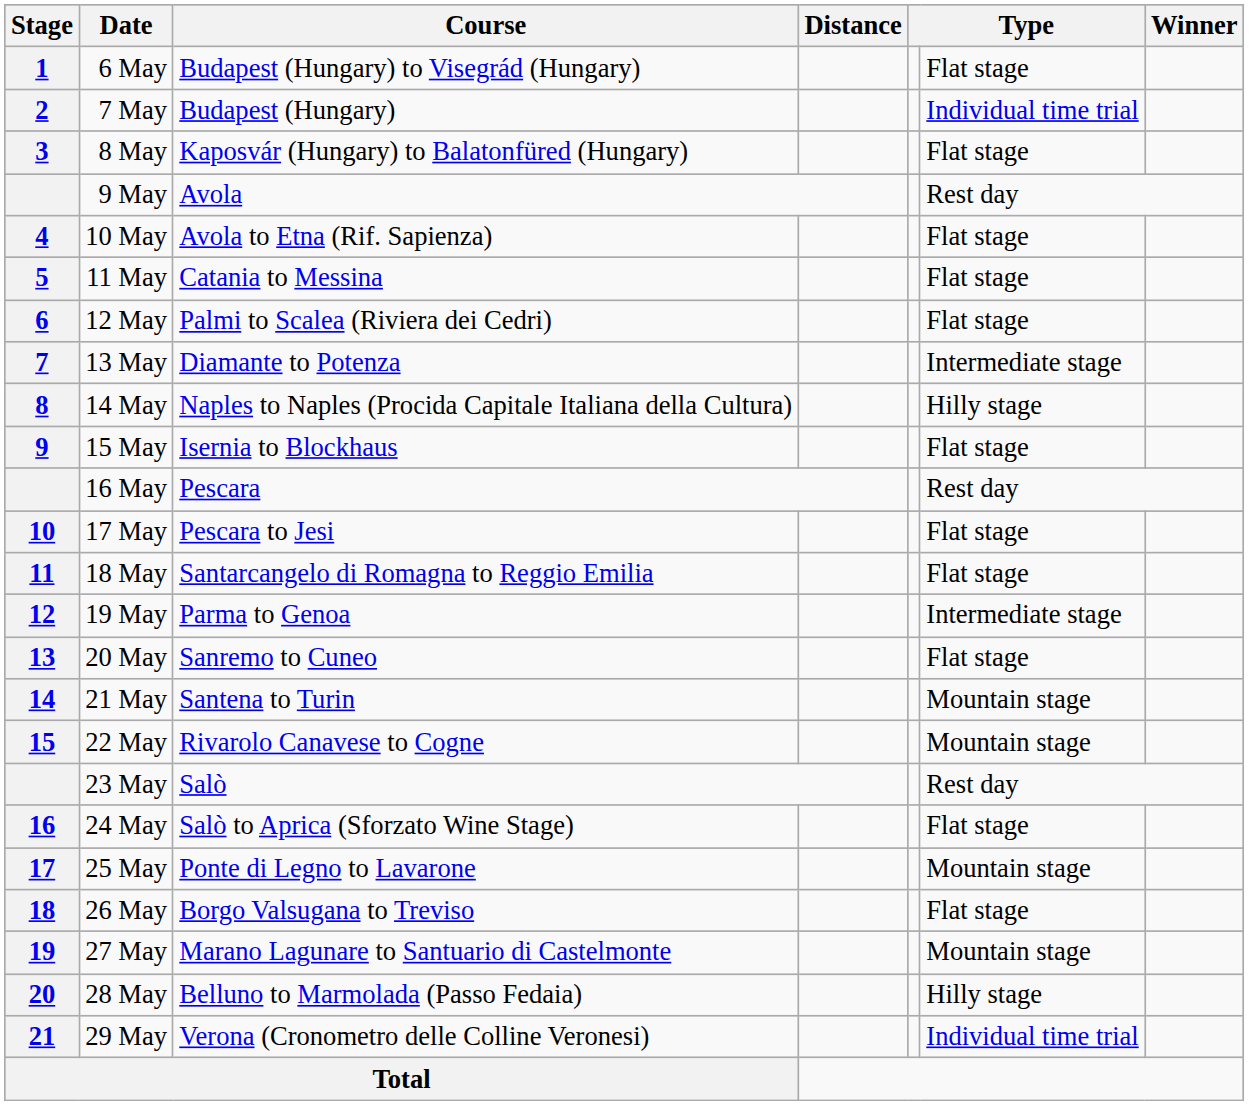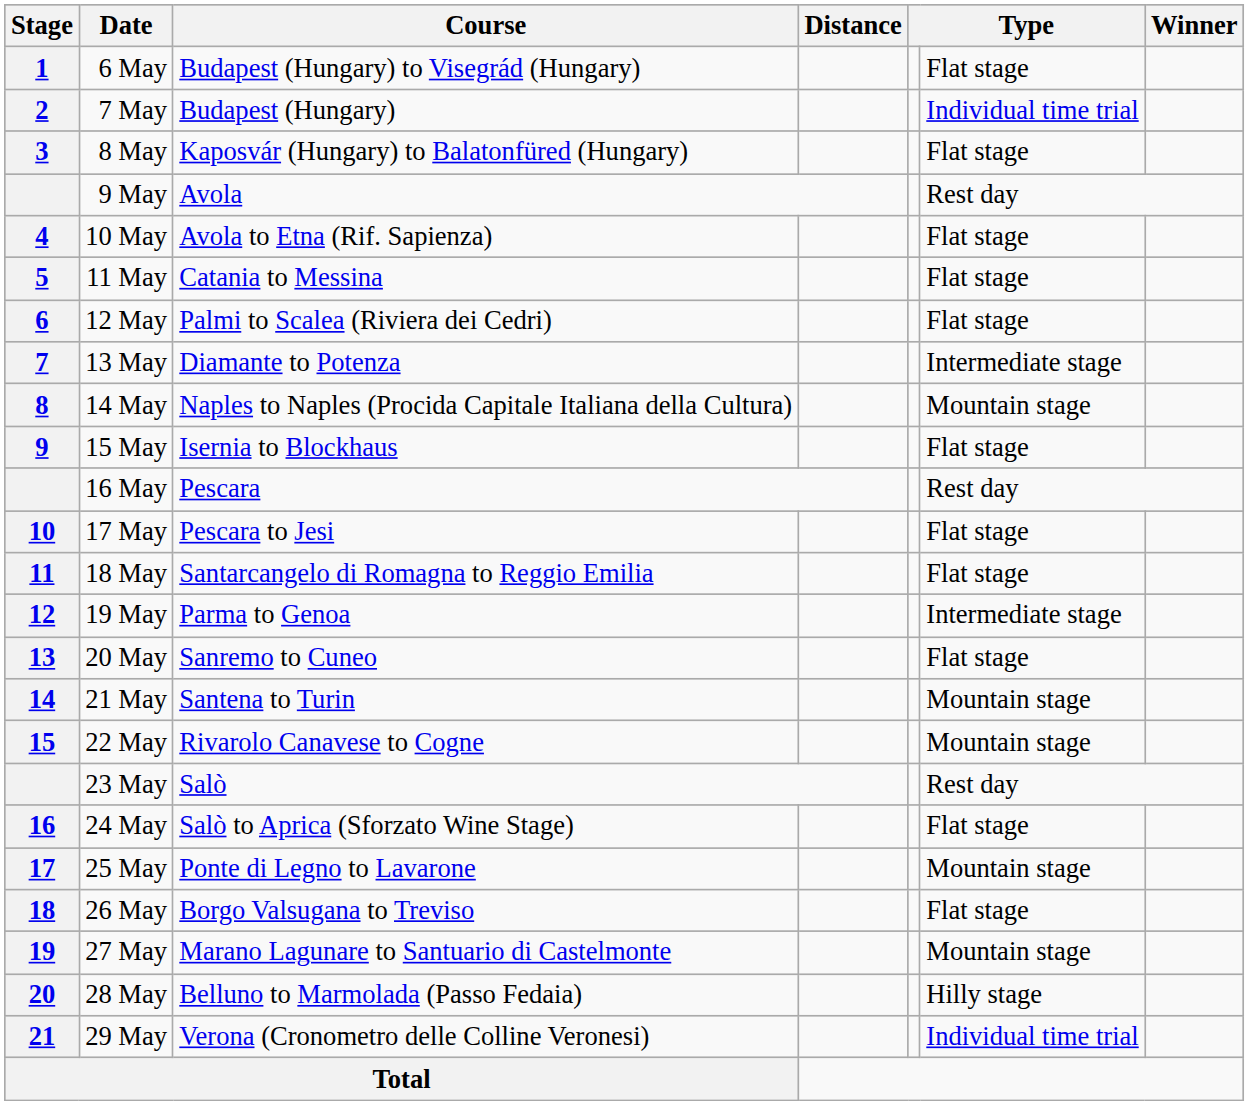(984, 404) Hilly stage -> (1009, 404) Mountain stage
